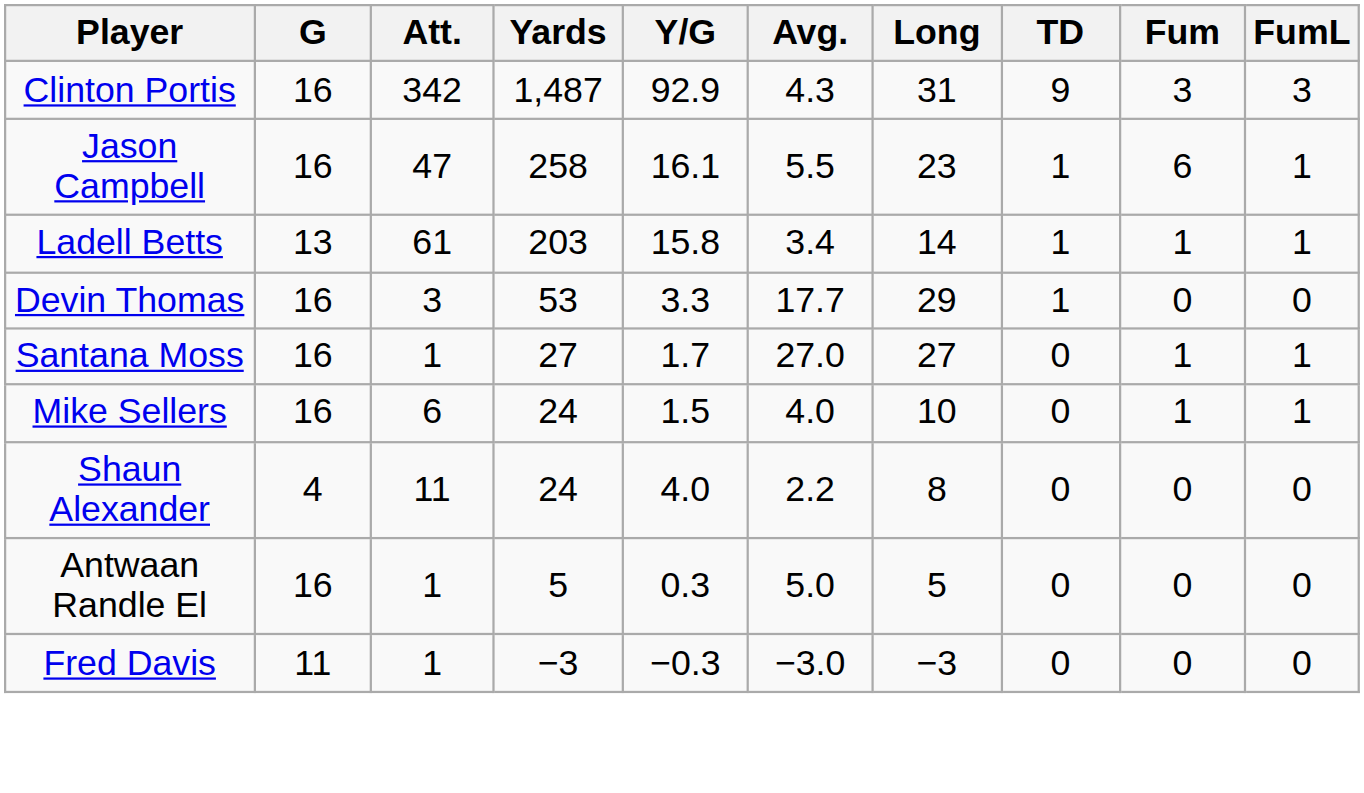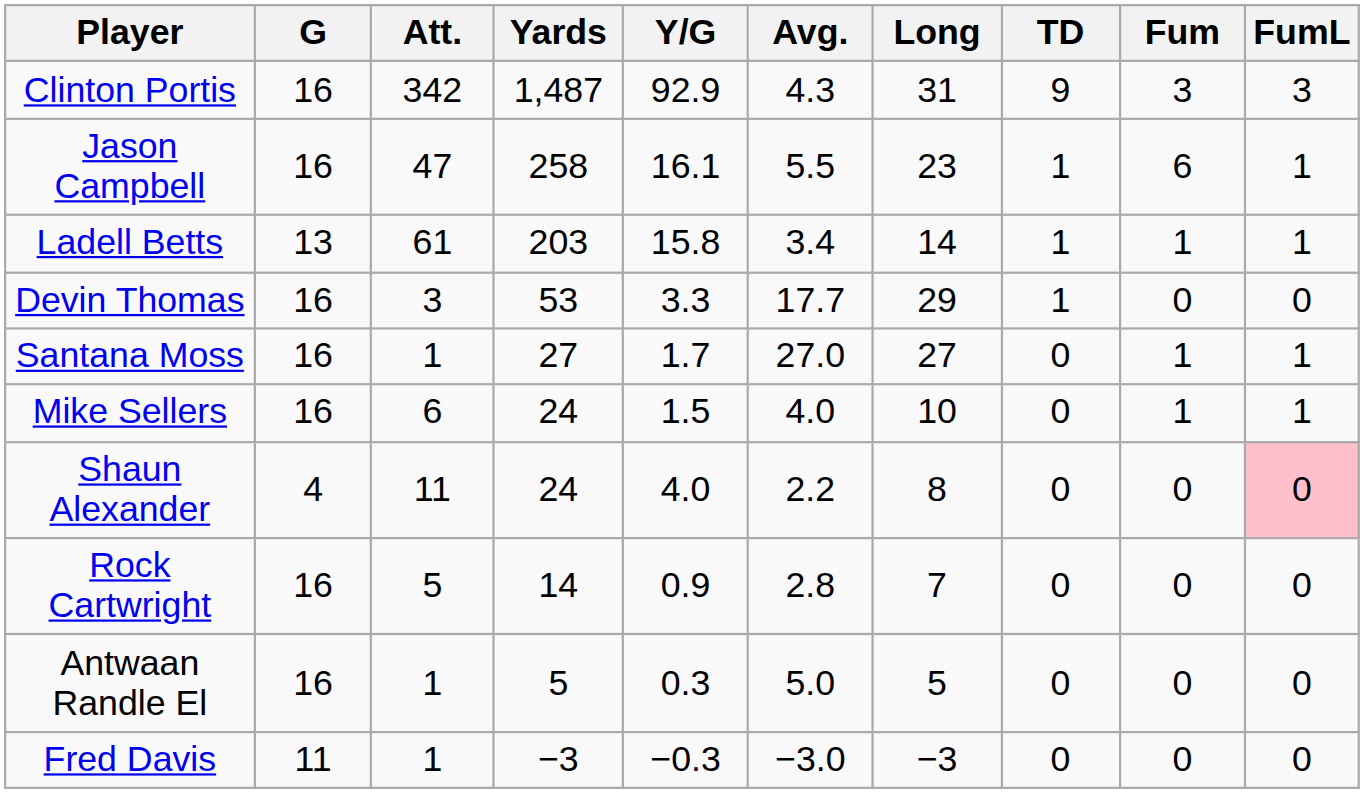(1302, 489) no background -> (1302, 489) pink background
+ row: (130, 585)
